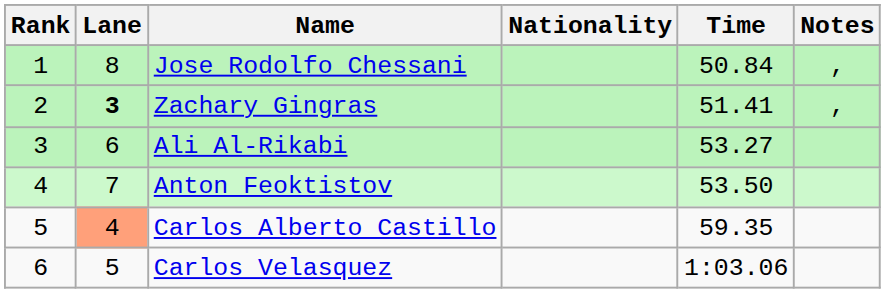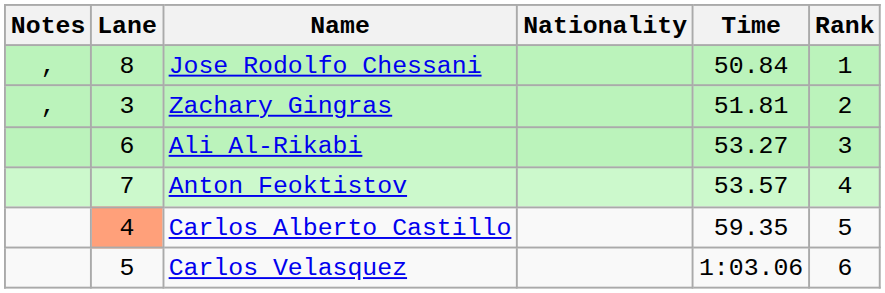columns swapped: (41, 25) <-> (837, 25)
(112, 106) bold -> (127, 106) normal
(736, 106) 51.41 -> (751, 106) 51.81
(736, 187) 53.50 -> (751, 187) 53.57
